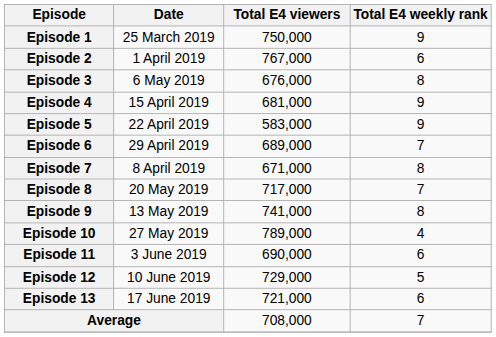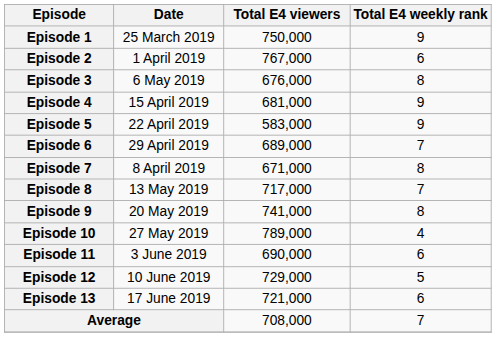(169, 189) 20 May 2019 -> (169, 189) 13 May 2019
(169, 211) 13 May 2019 -> (169, 211) 20 May 2019
